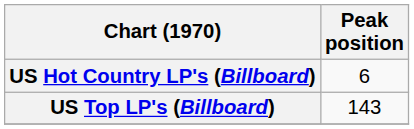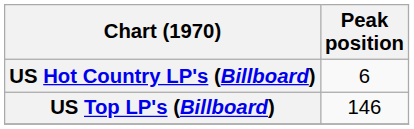(364, 107) 143 -> (364, 107) 146
